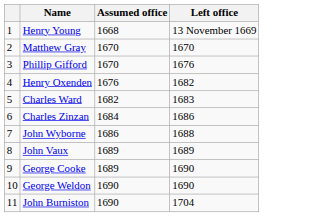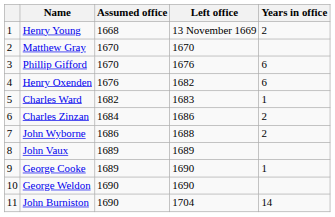+ column: (294, 13)
